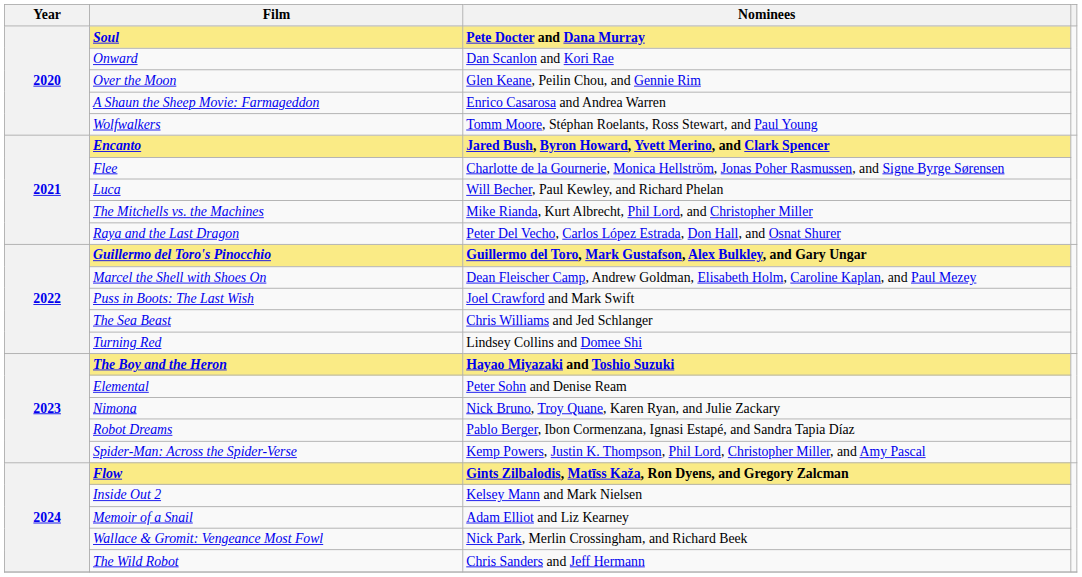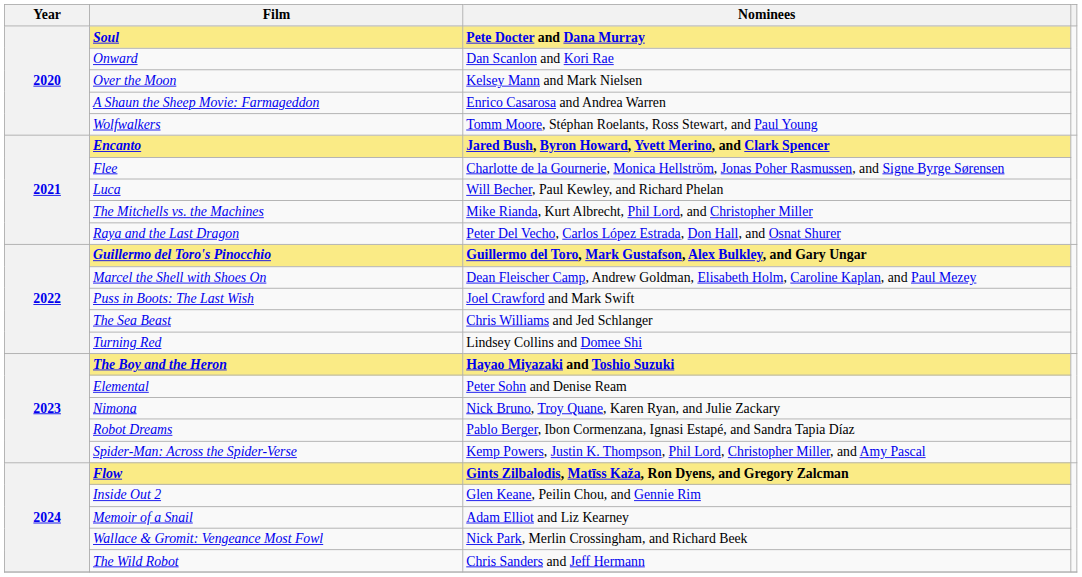(584, 80) Glen Keane, Peilin Chou, and Gennie Rim -> (554, 80) Kelsey Mann and Mark Nielsen
(554, 495) Kelsey Mann and Mark Nielsen -> (584, 495) Glen Keane, Peilin Chou, and Gennie Rim
